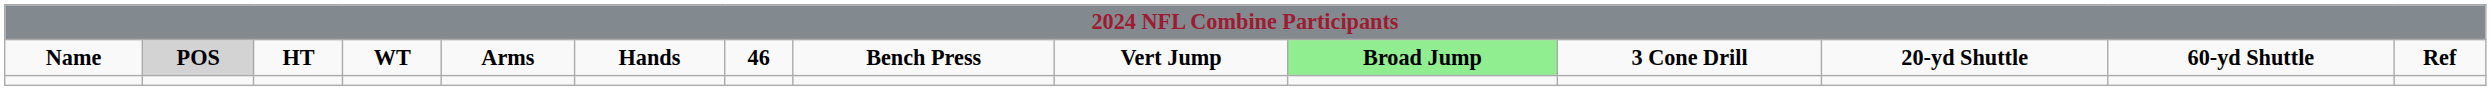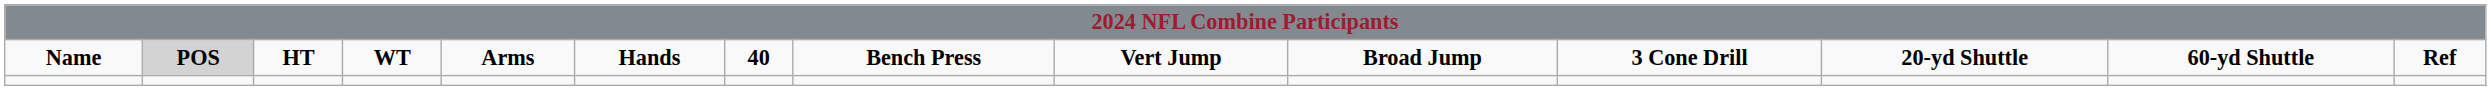(759, 57) 46 -> (759, 57) 40
(1422, 57) lightgreen background -> (1422, 57) no background
